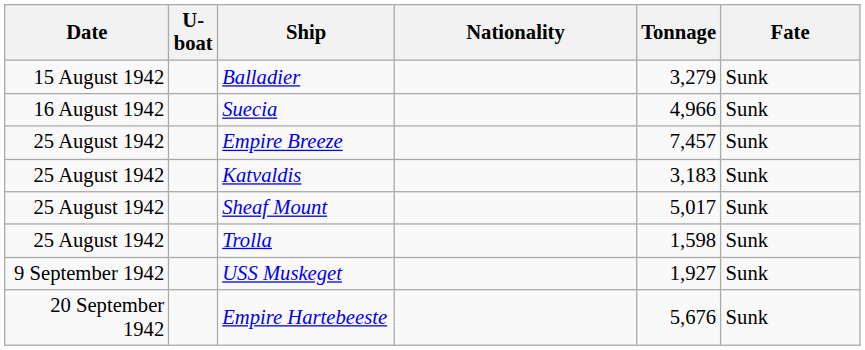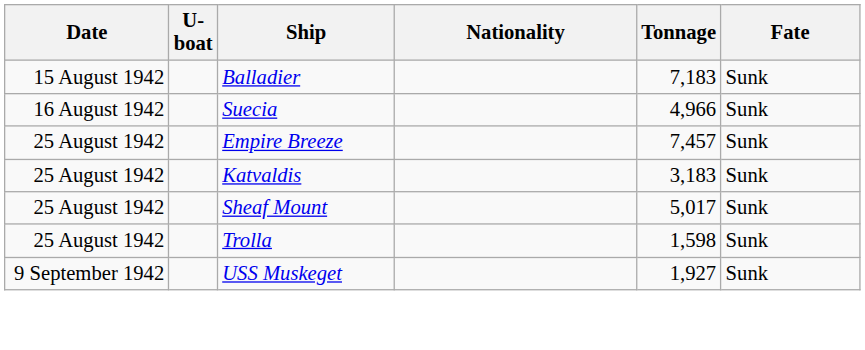(693, 76) 3,279 -> (693, 76) 7,183
- row: (305, 317)
